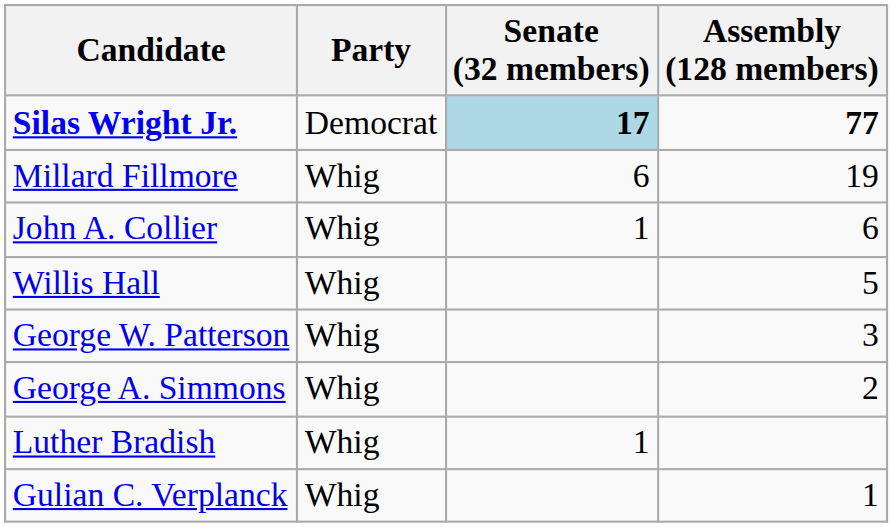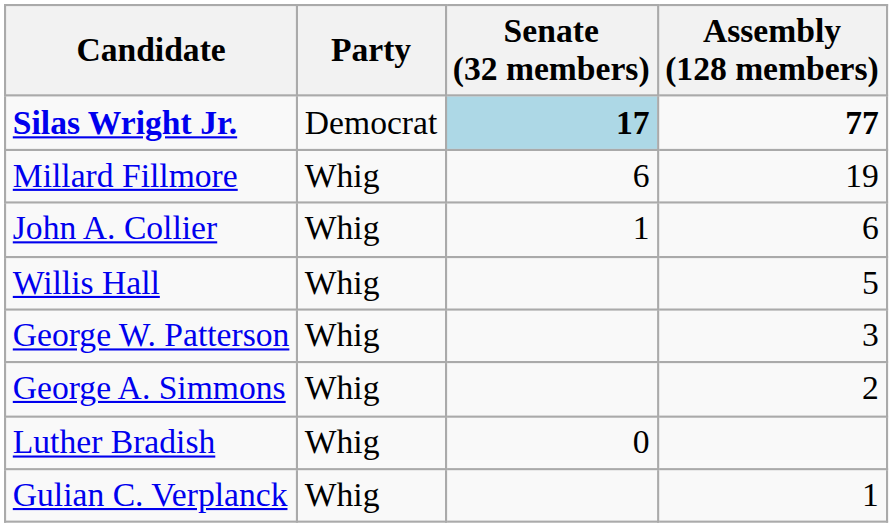(641, 441) 1 -> (641, 441) 0
